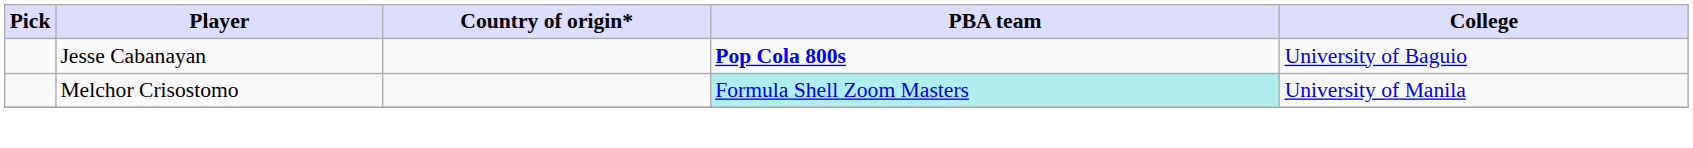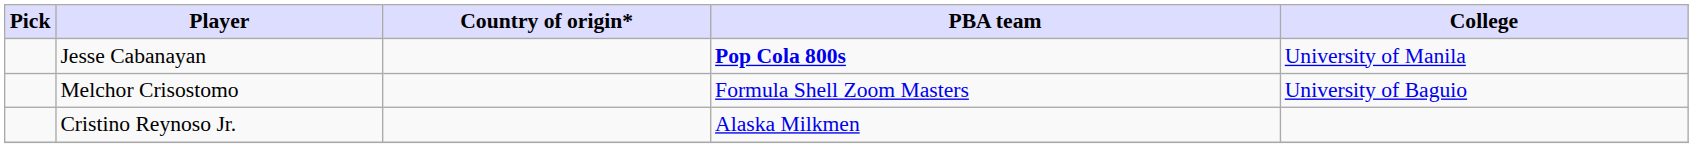(1376, 55) University of Baguio -> (1375, 55) University of Manila
(842, 90) paleturquoise background -> (842, 90) no background
(1375, 90) University of Manila -> (1376, 90) University of Baguio
+ row: (148, 124)
